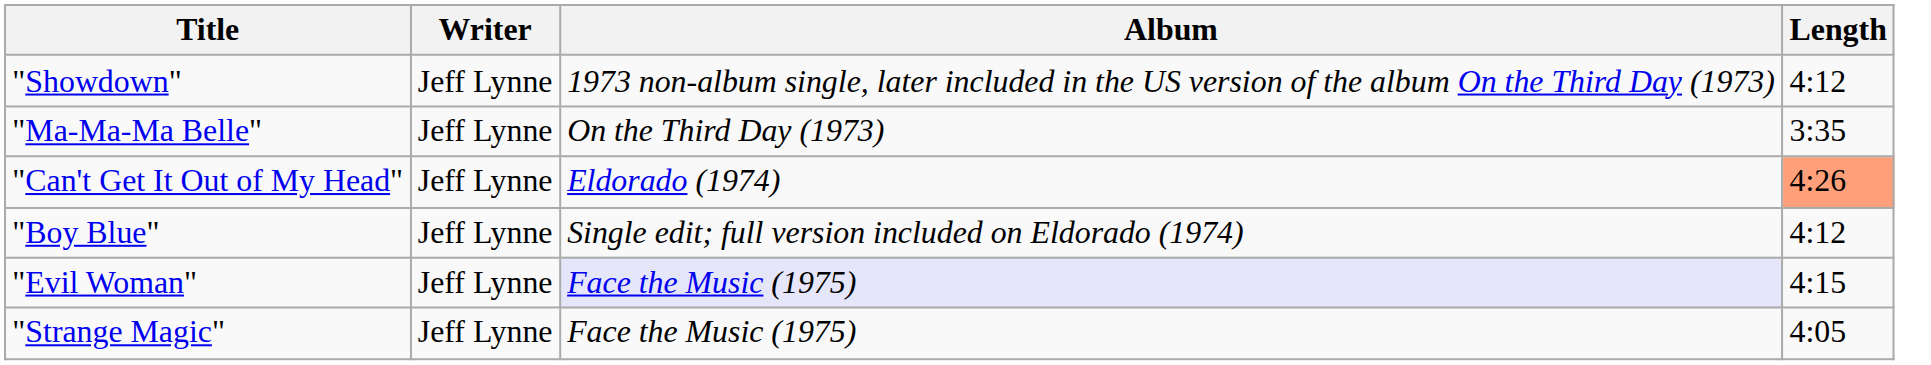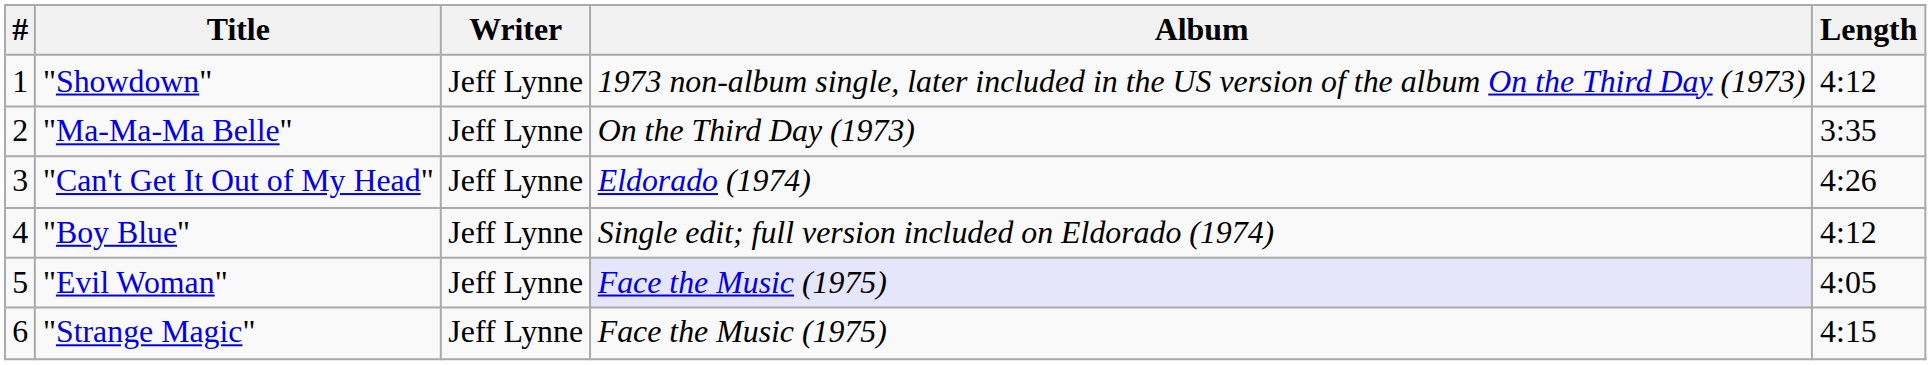+ column: (20, 29)
(1818, 181) lightsalmon background -> (1848, 181) no background
(1818, 282) 4:15 -> (1848, 282) 4:05
(1818, 332) 4:05 -> (1848, 332) 4:15
